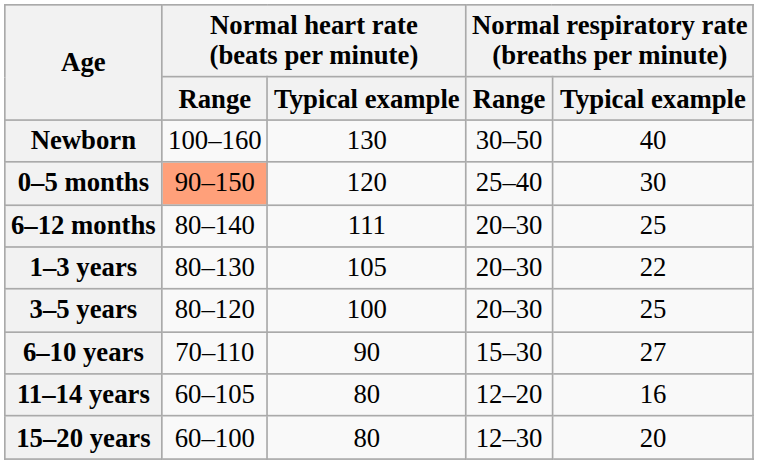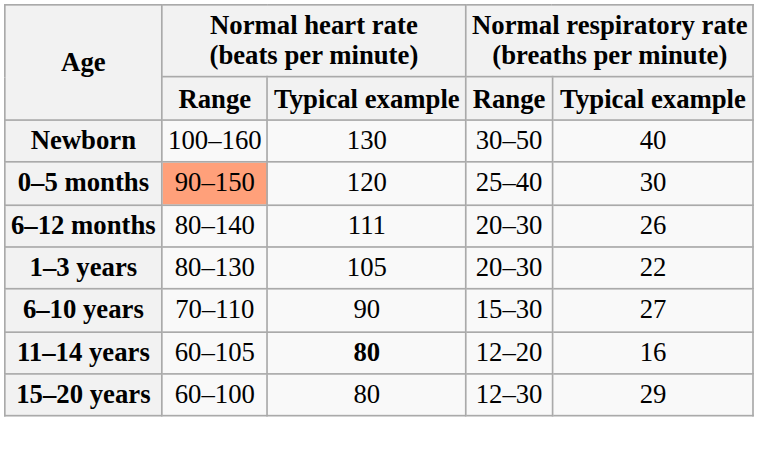(653, 225) 25 -> (653, 225) 26
- row: (83, 310)
(367, 394) normal -> (367, 352) bold
(653, 437) 20 -> (653, 394) 29
